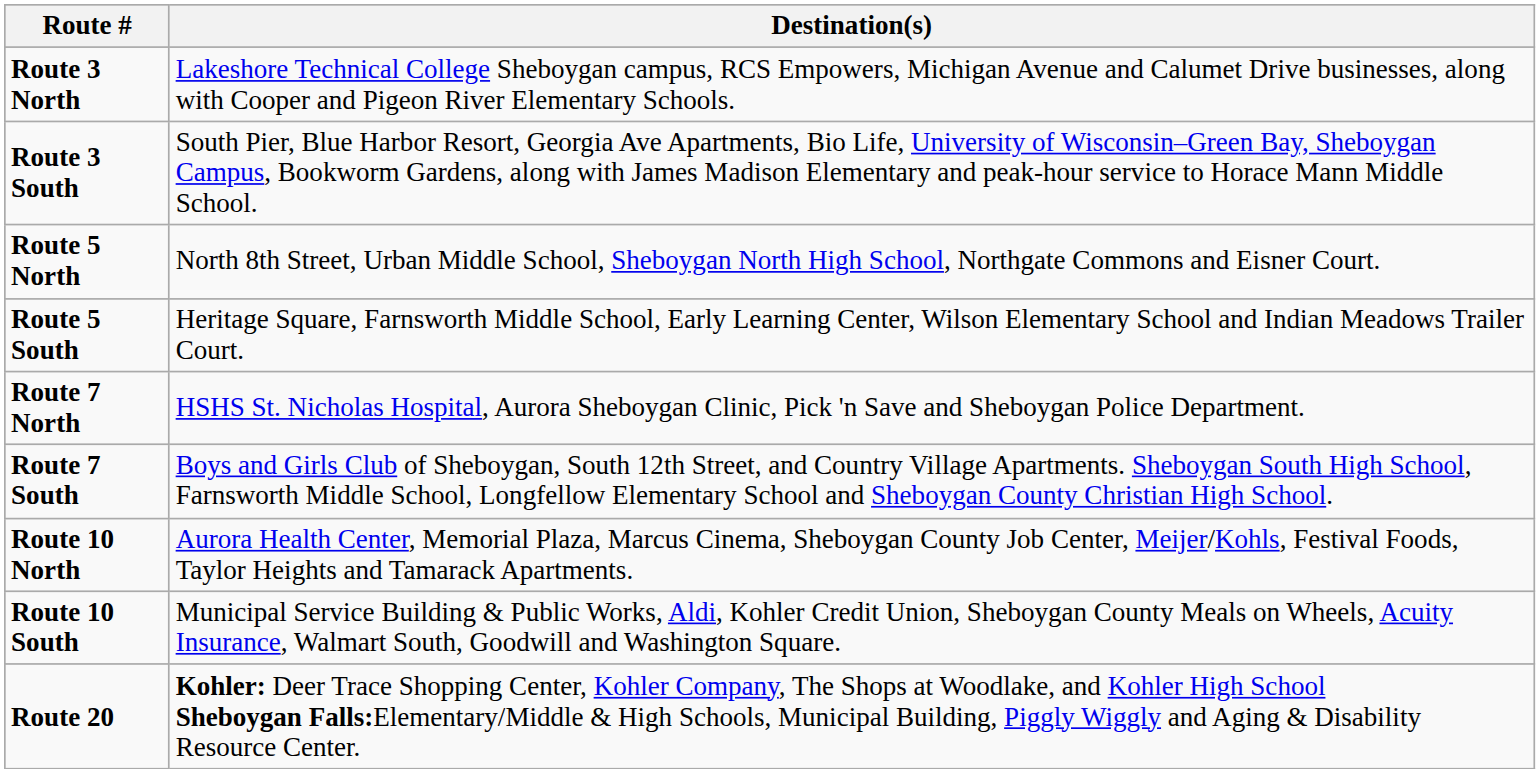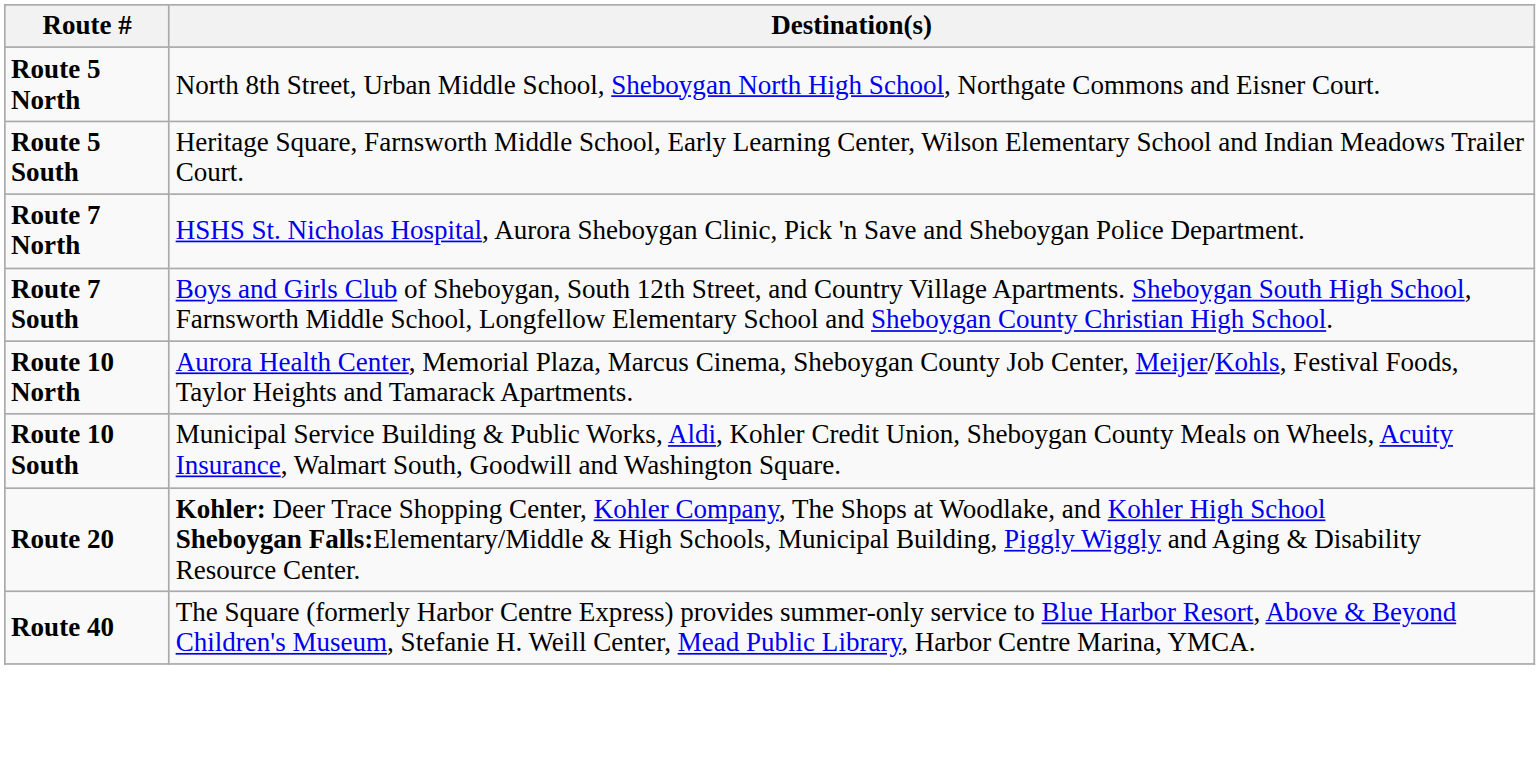- row: (56, 84)
- row: (56, 172)
+ row: (63, 627)
